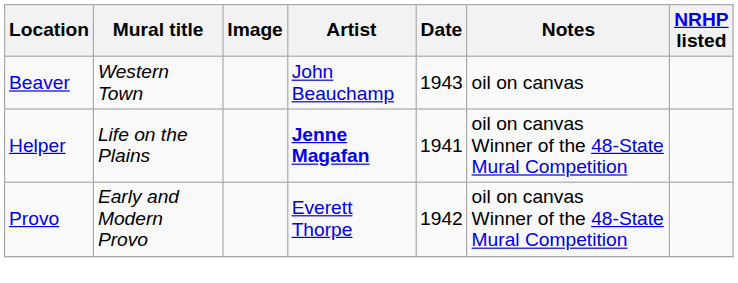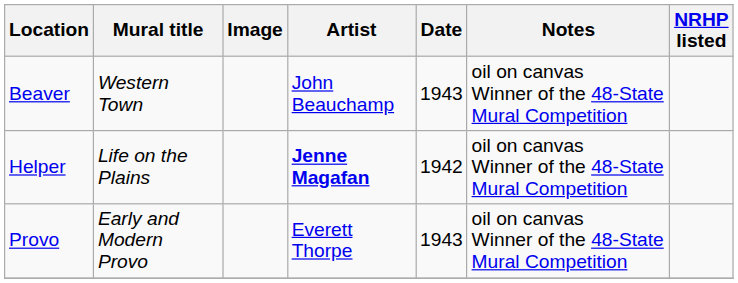(528, 82) oil on canvas -> (568, 93) oil on canvas Winner of the 48-State Mural Competition
(441, 145) 1941 -> (441, 167) 1942
(441, 219) 1942 -> (441, 240) 1943
